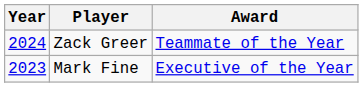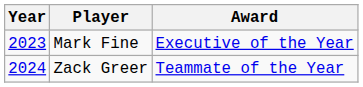rows swapped: (96, 69) <-> (101, 43)
